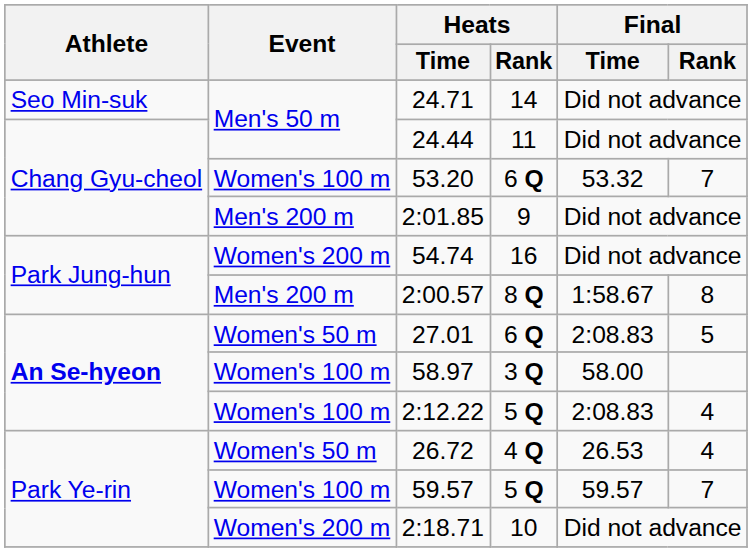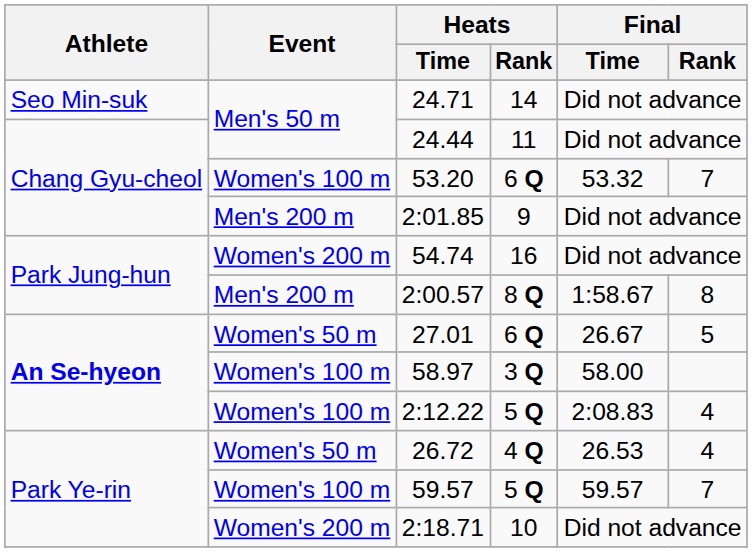(613, 334) 2:08.83 -> (613, 334) 26.67
